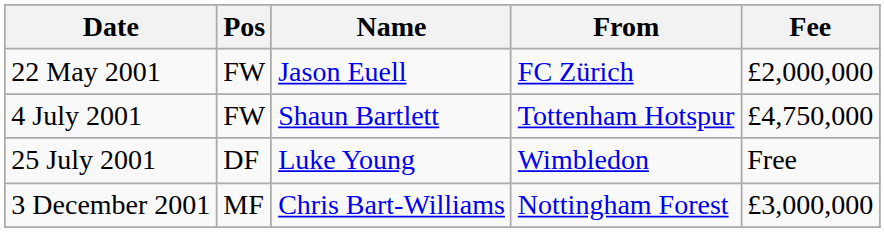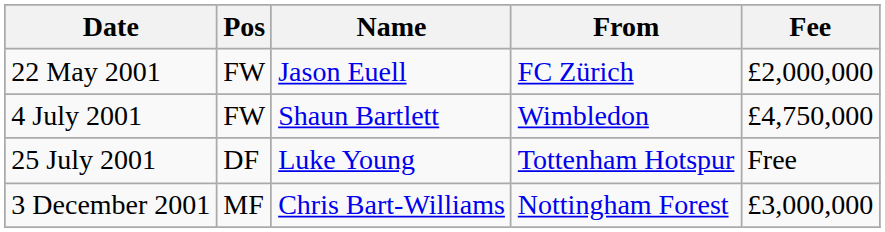(626, 115) Tottenham Hotspur -> (583, 115) Wimbledon
(583, 159) Wimbledon -> (626, 159) Tottenham Hotspur
